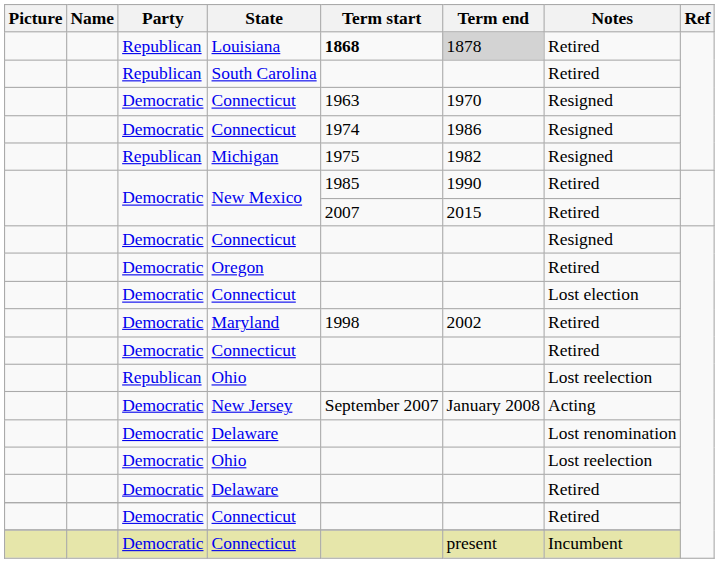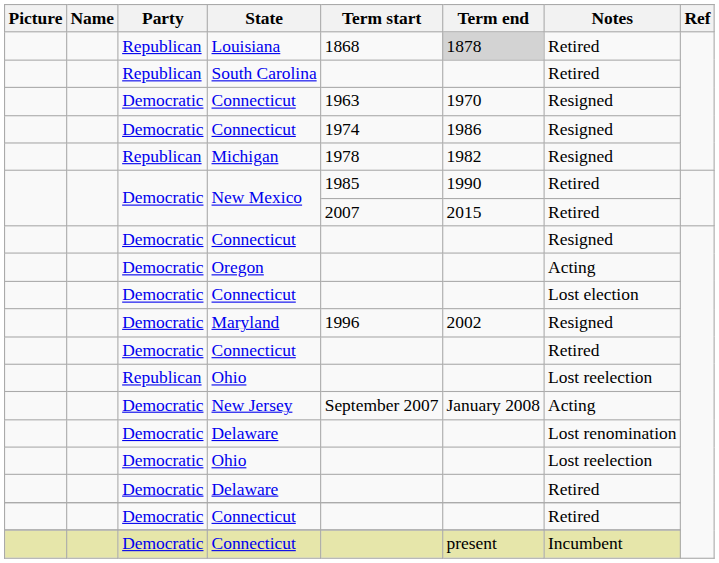(342, 45) bold -> (342, 45) normal
(342, 156) 1975 -> (342, 156) 1978
(574, 267) Retired -> (572, 267) Acting
(342, 322) 1998 -> (342, 322) 1996
(574, 322) Retired -> (581, 322) Resigned
